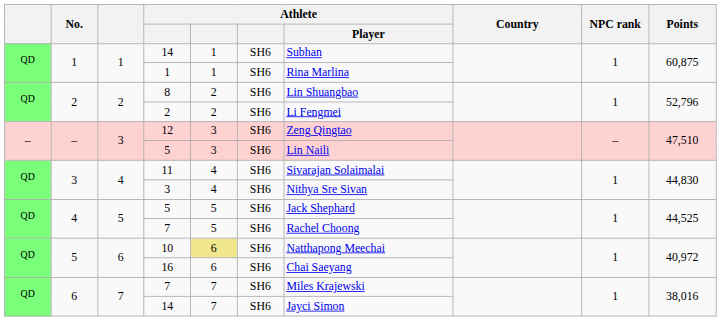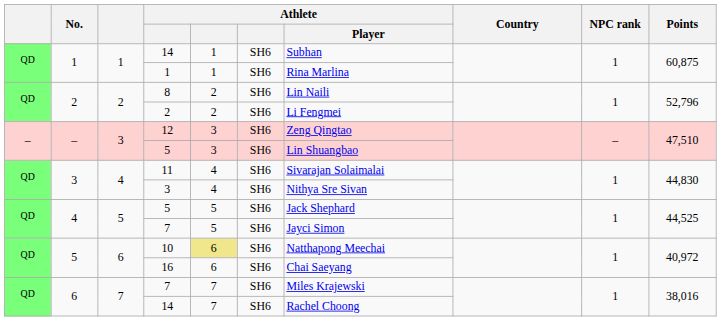(322, 92) Lin Shuangbao -> (308, 92) Lin Naili
(308, 150) Lin Naili -> (322, 150) Lin Shuangbao
(323, 228) Rachel Choong -> (315, 228) Jayci Simon
(315, 306) Jayci Simon -> (323, 306) Rachel Choong
